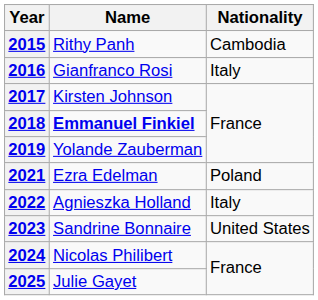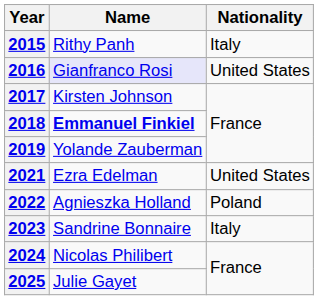(248, 44) Cambodia -> (225, 44) Italy
(113, 70) no background -> (113, 70) lavender background
(225, 70) Italy -> (260, 70) United States
(236, 176) Poland -> (260, 176) United States
(225, 202) Italy -> (236, 202) Poland
(260, 228) United States -> (225, 228) Italy
